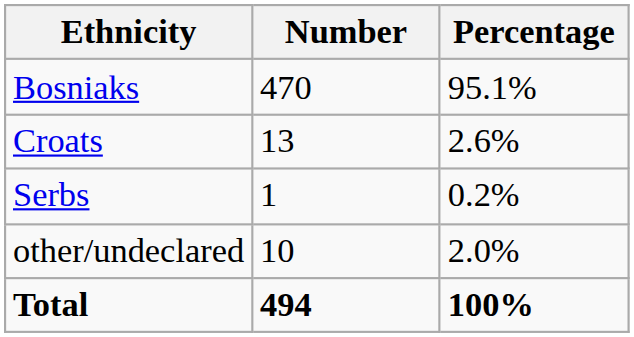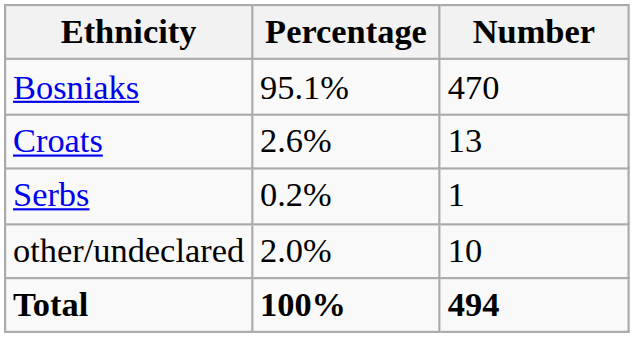columns swapped: (346, 31) <-> (534, 31)
